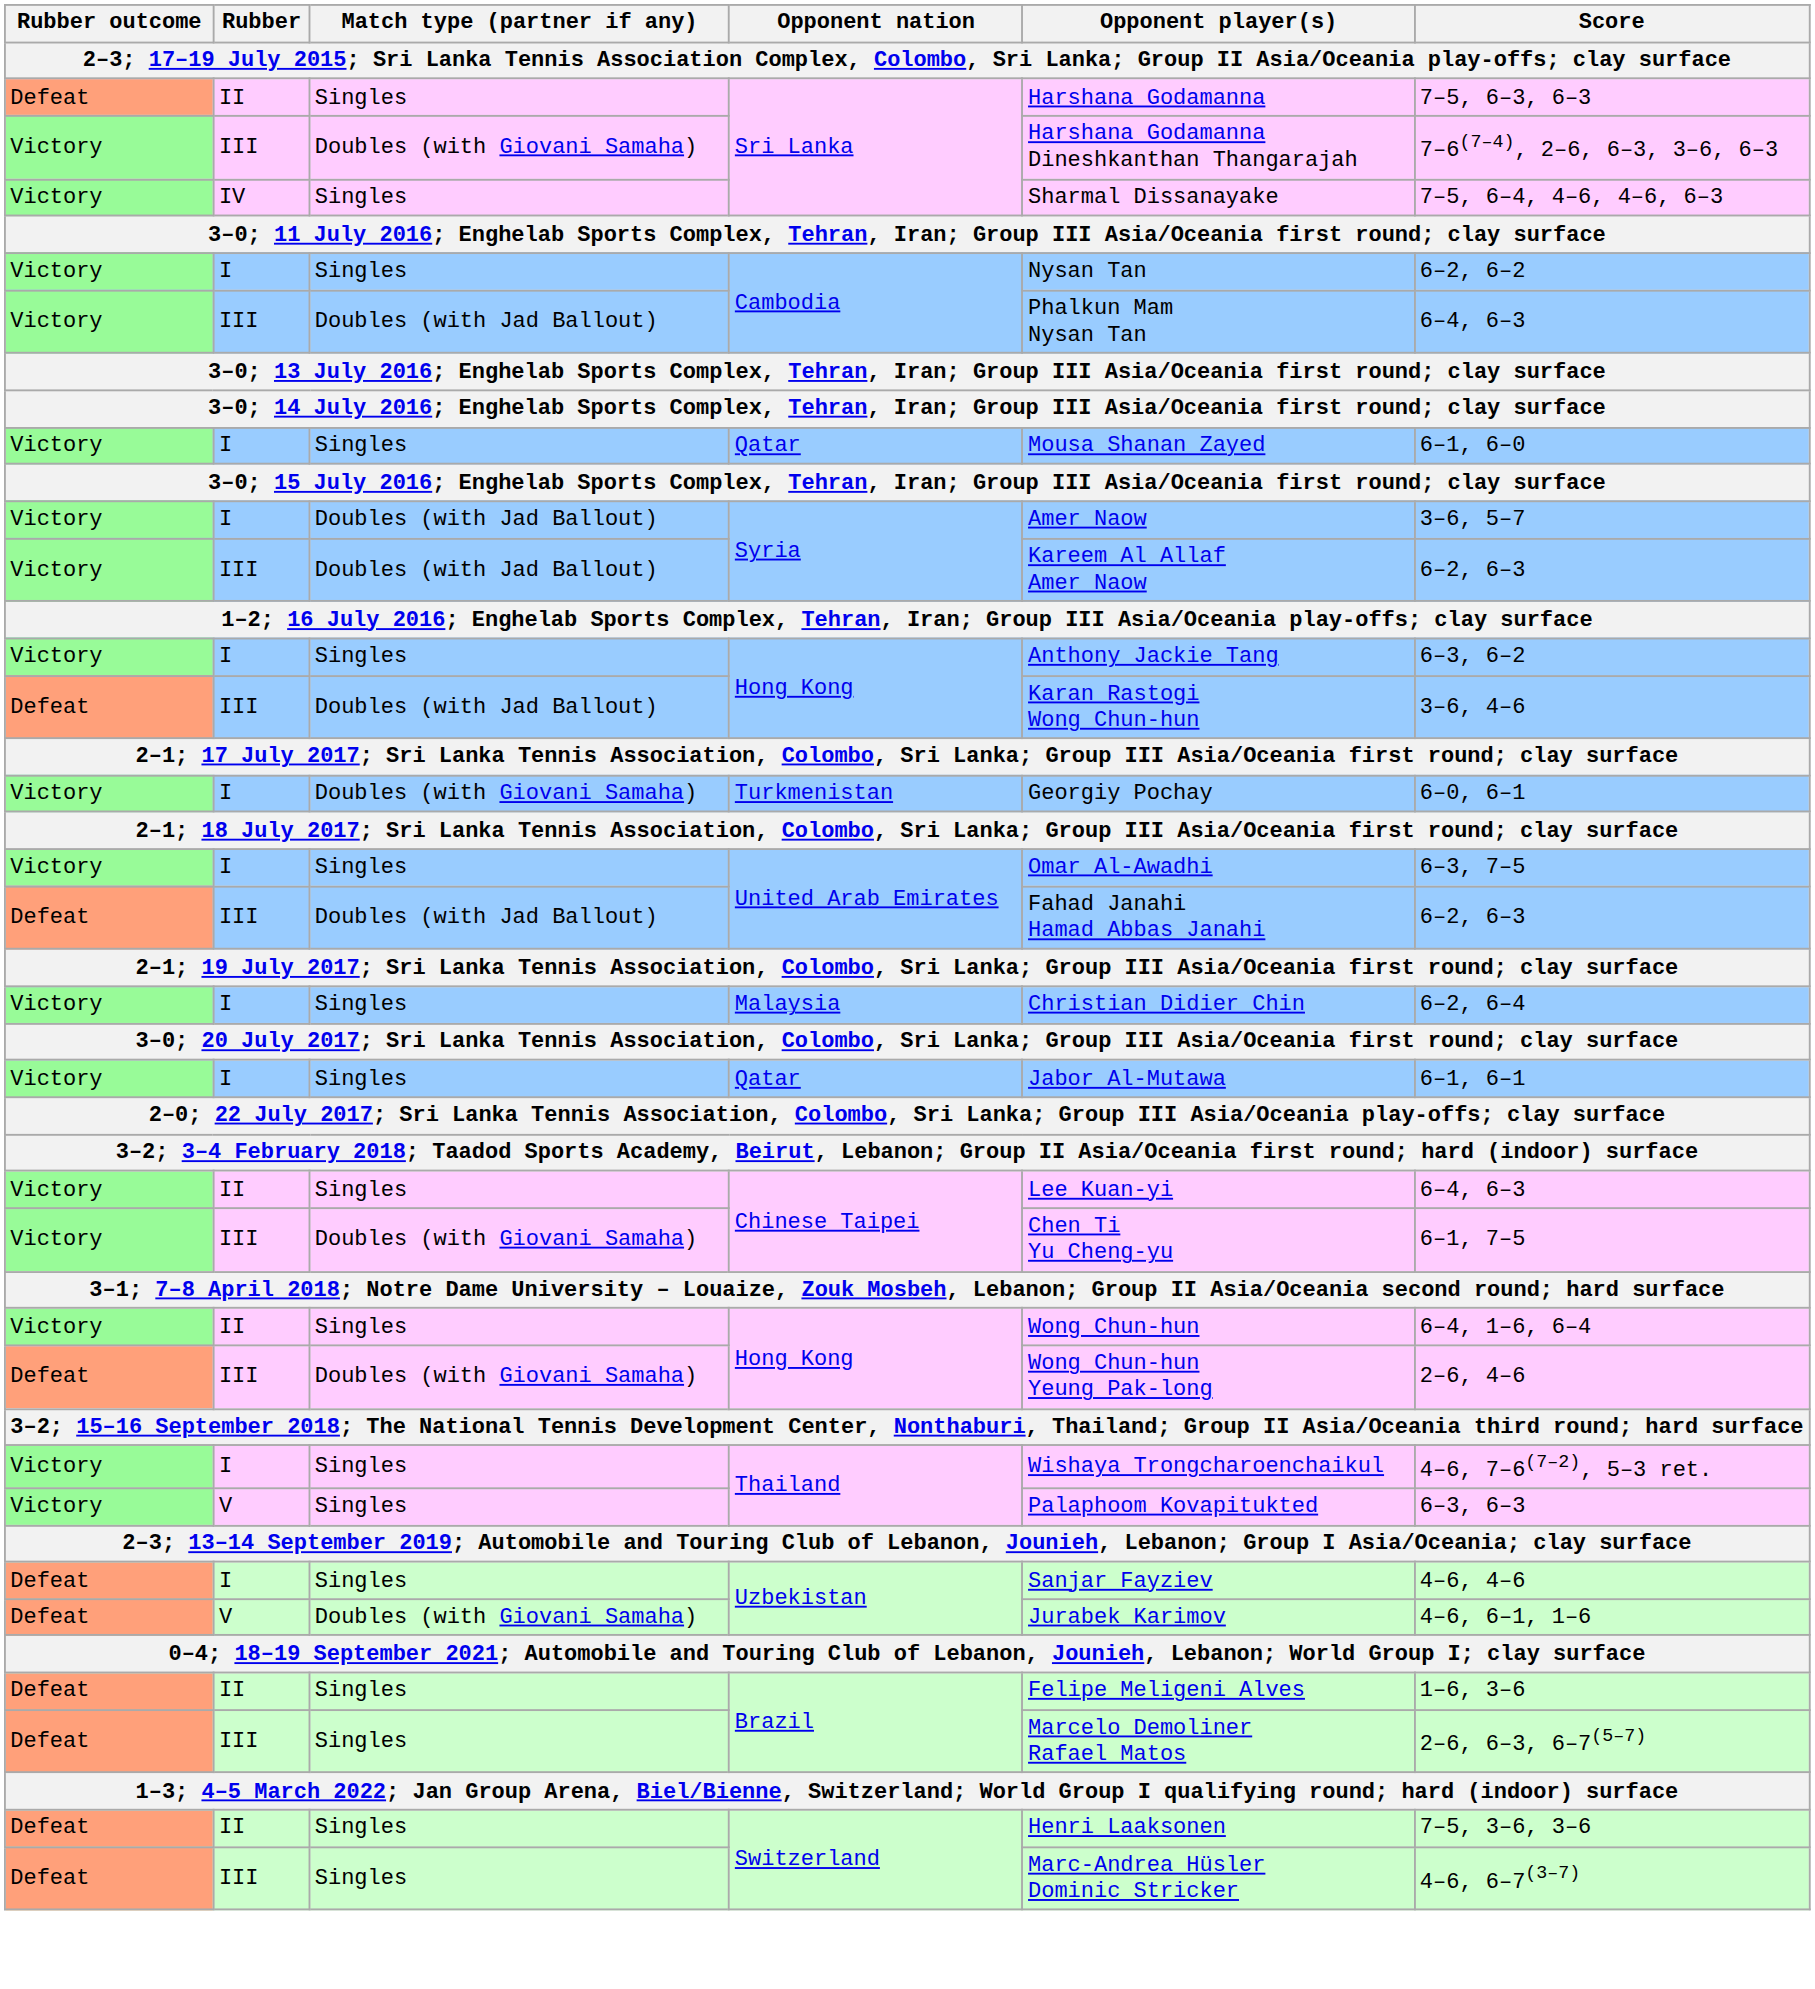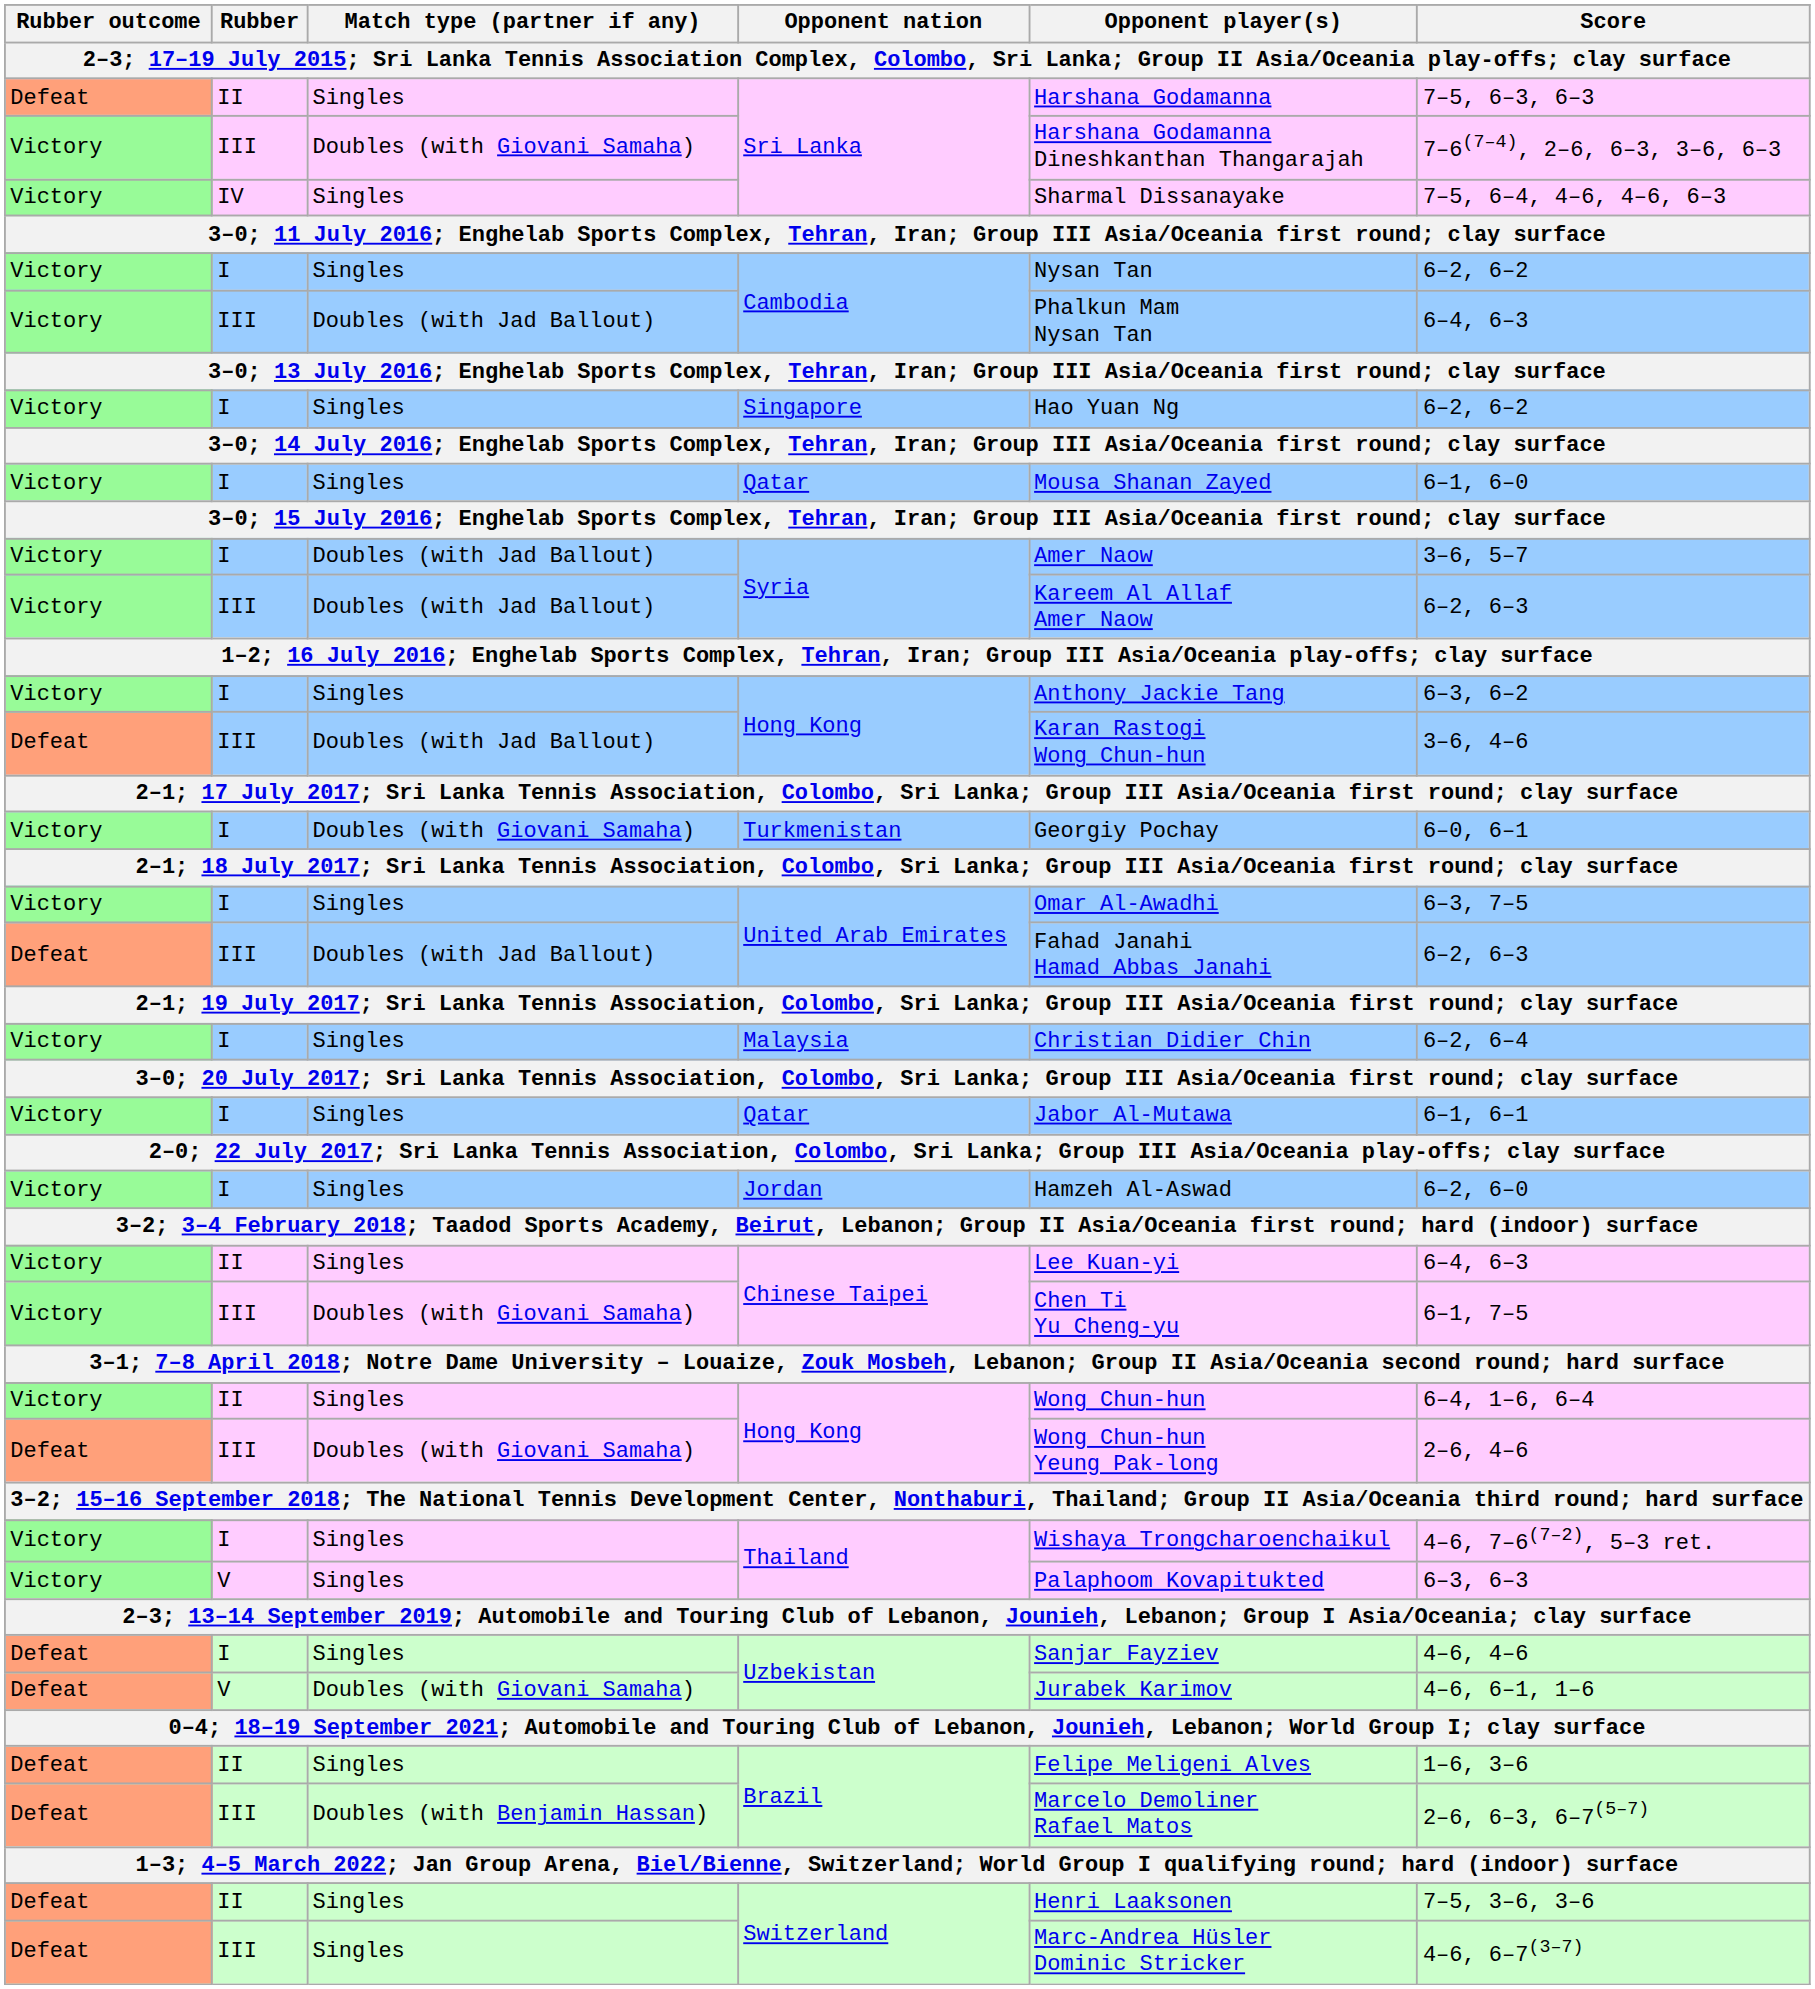+ row: (224, 408)
+ row: (224, 1189)
(361, 1741) Singles -> (510, 1815) Doubles (with Benjamin Hassan)
